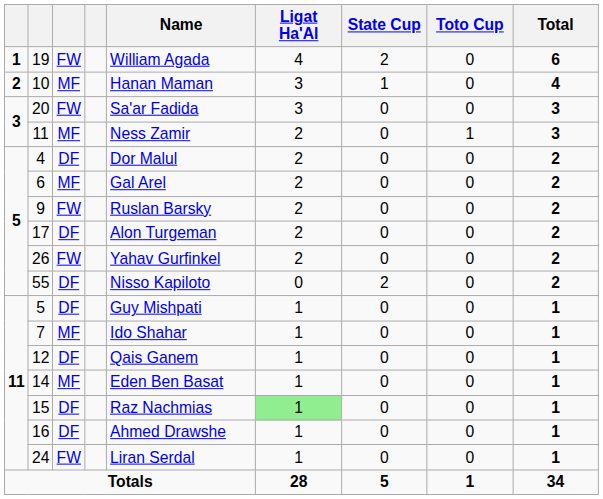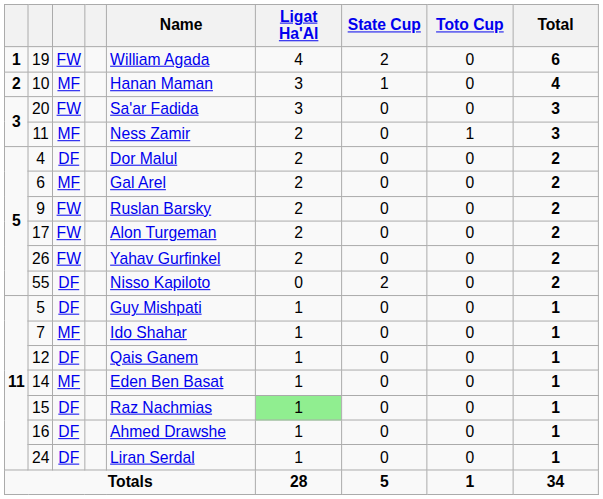(69, 233) DF -> (69, 233) FW
(69, 457) FW -> (69, 457) DF
